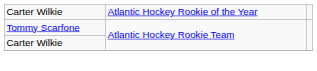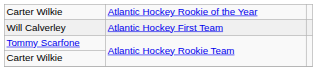+ row: (36, 27)
